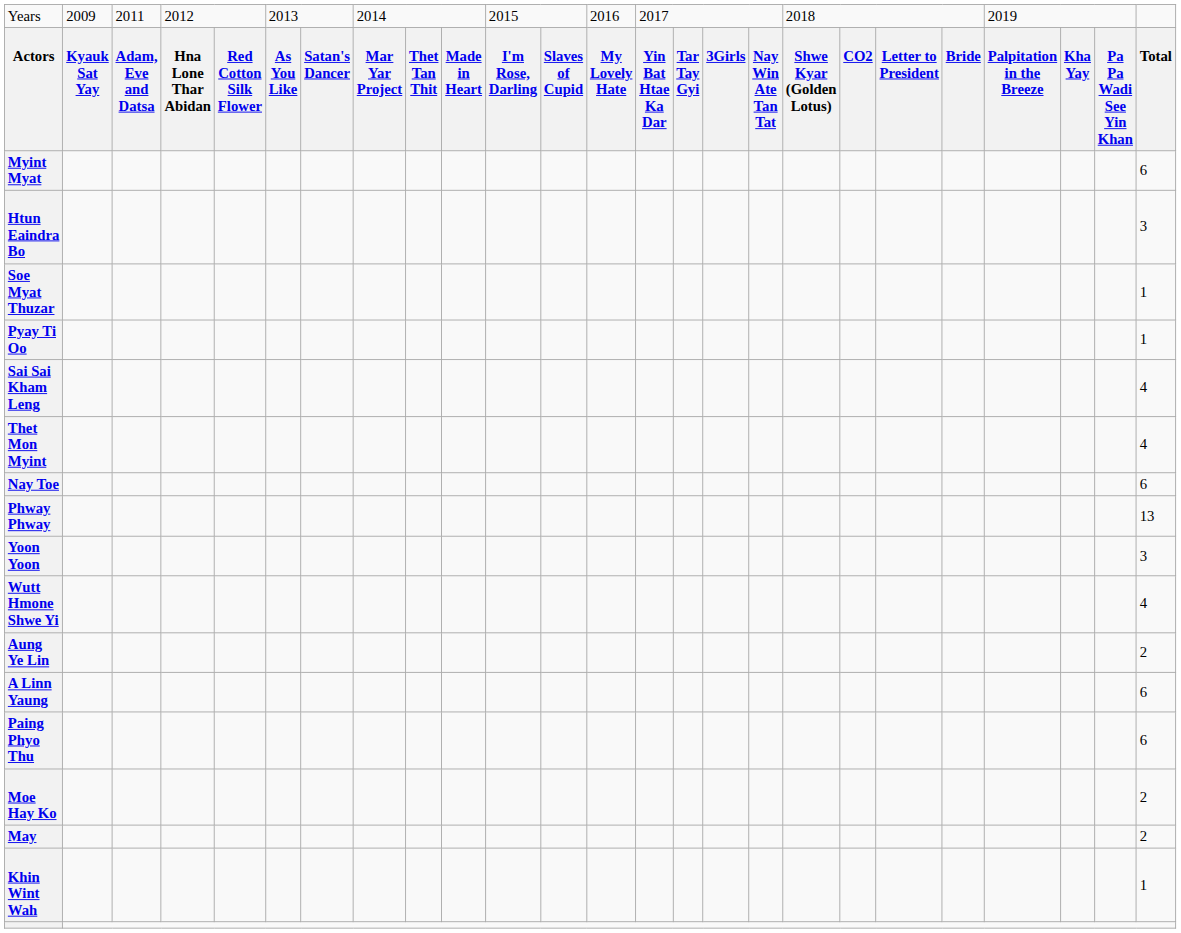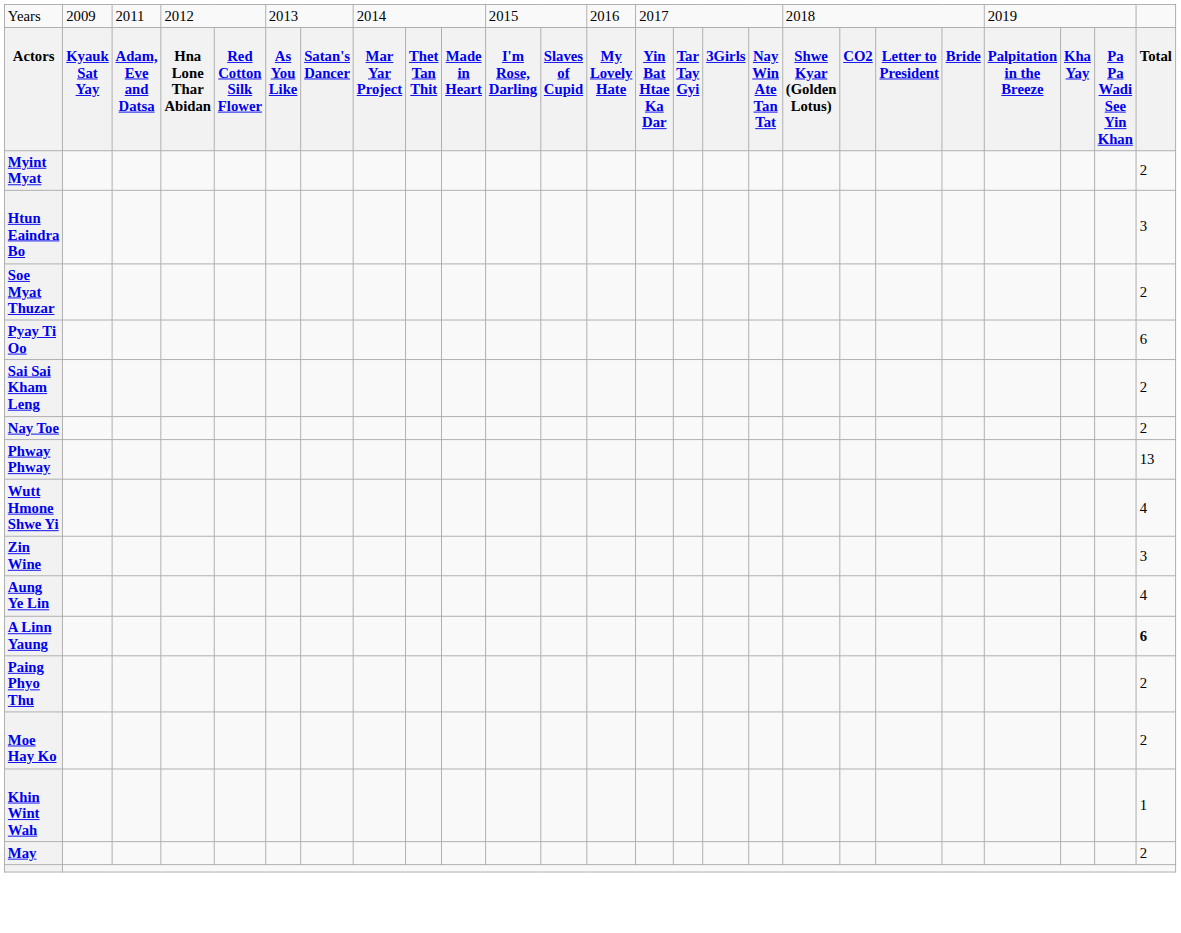(1143, 170) 6 -> (1143, 170) 2
(1143, 291) 1 -> (1143, 291) 2
(1143, 339) 1 -> (1143, 339) 6
(1143, 388) 4 -> (1143, 388) 2
- row: (27, 444)
(1143, 484) 6 -> (1143, 427) 2
- row: (24, 555)
+ row: (24, 555)
(1143, 652) 2 -> (1143, 595) 4
(1143, 692) normal -> (1143, 635) bold
(1143, 740) 6 -> (1143, 683) 2
rows swapped: (22, 836) <-> (24, 893)
